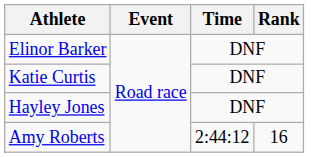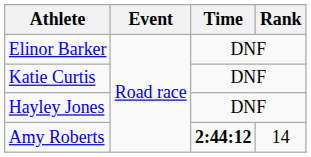(222, 137) normal -> (223, 137) bold
(279, 137) 16 -> (281, 137) 14
